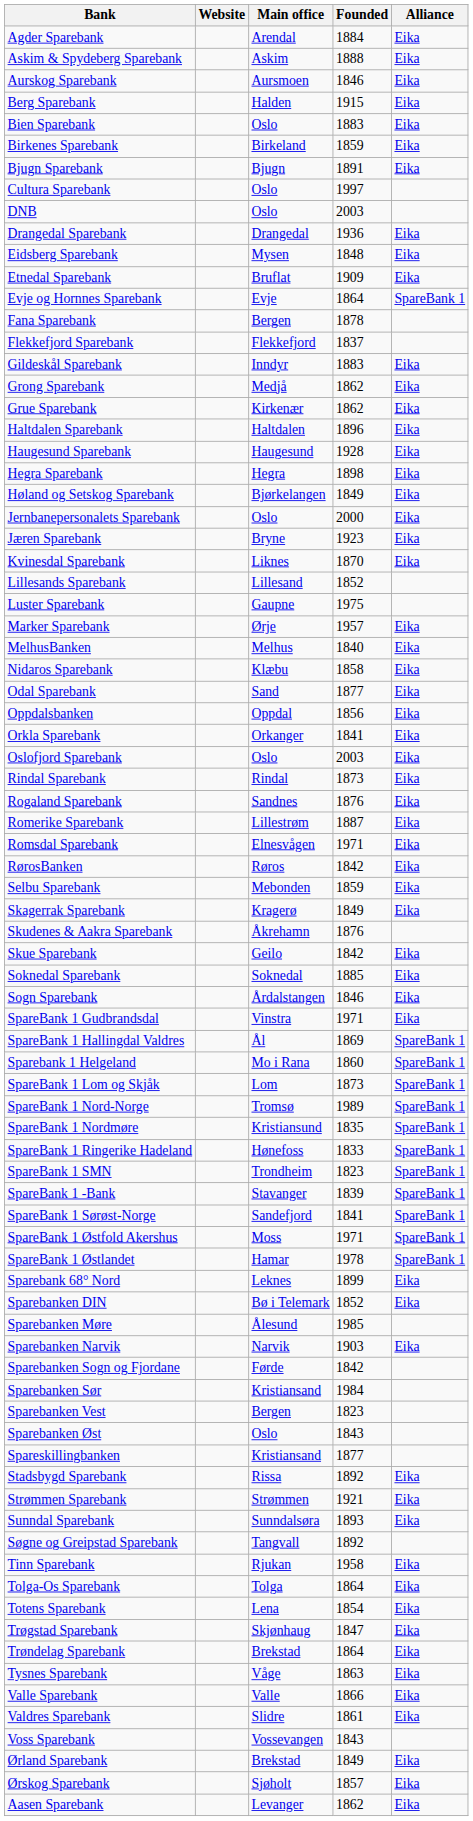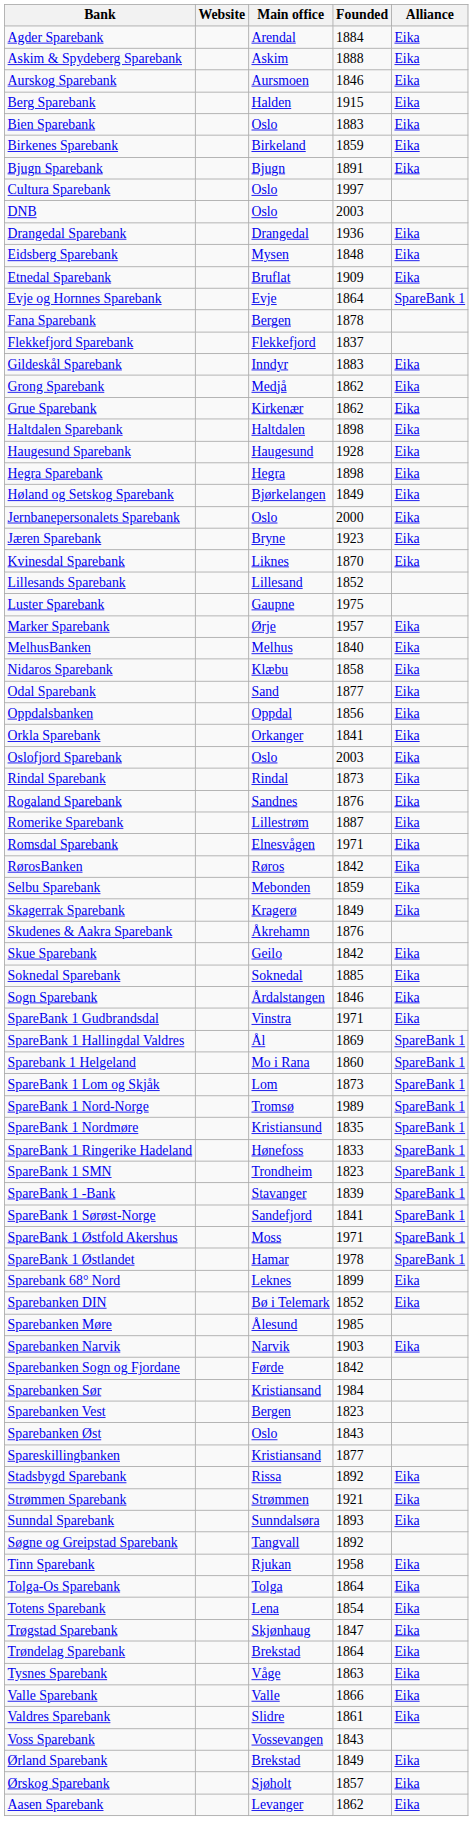(350, 430) 1896 -> (350, 430) 1898
